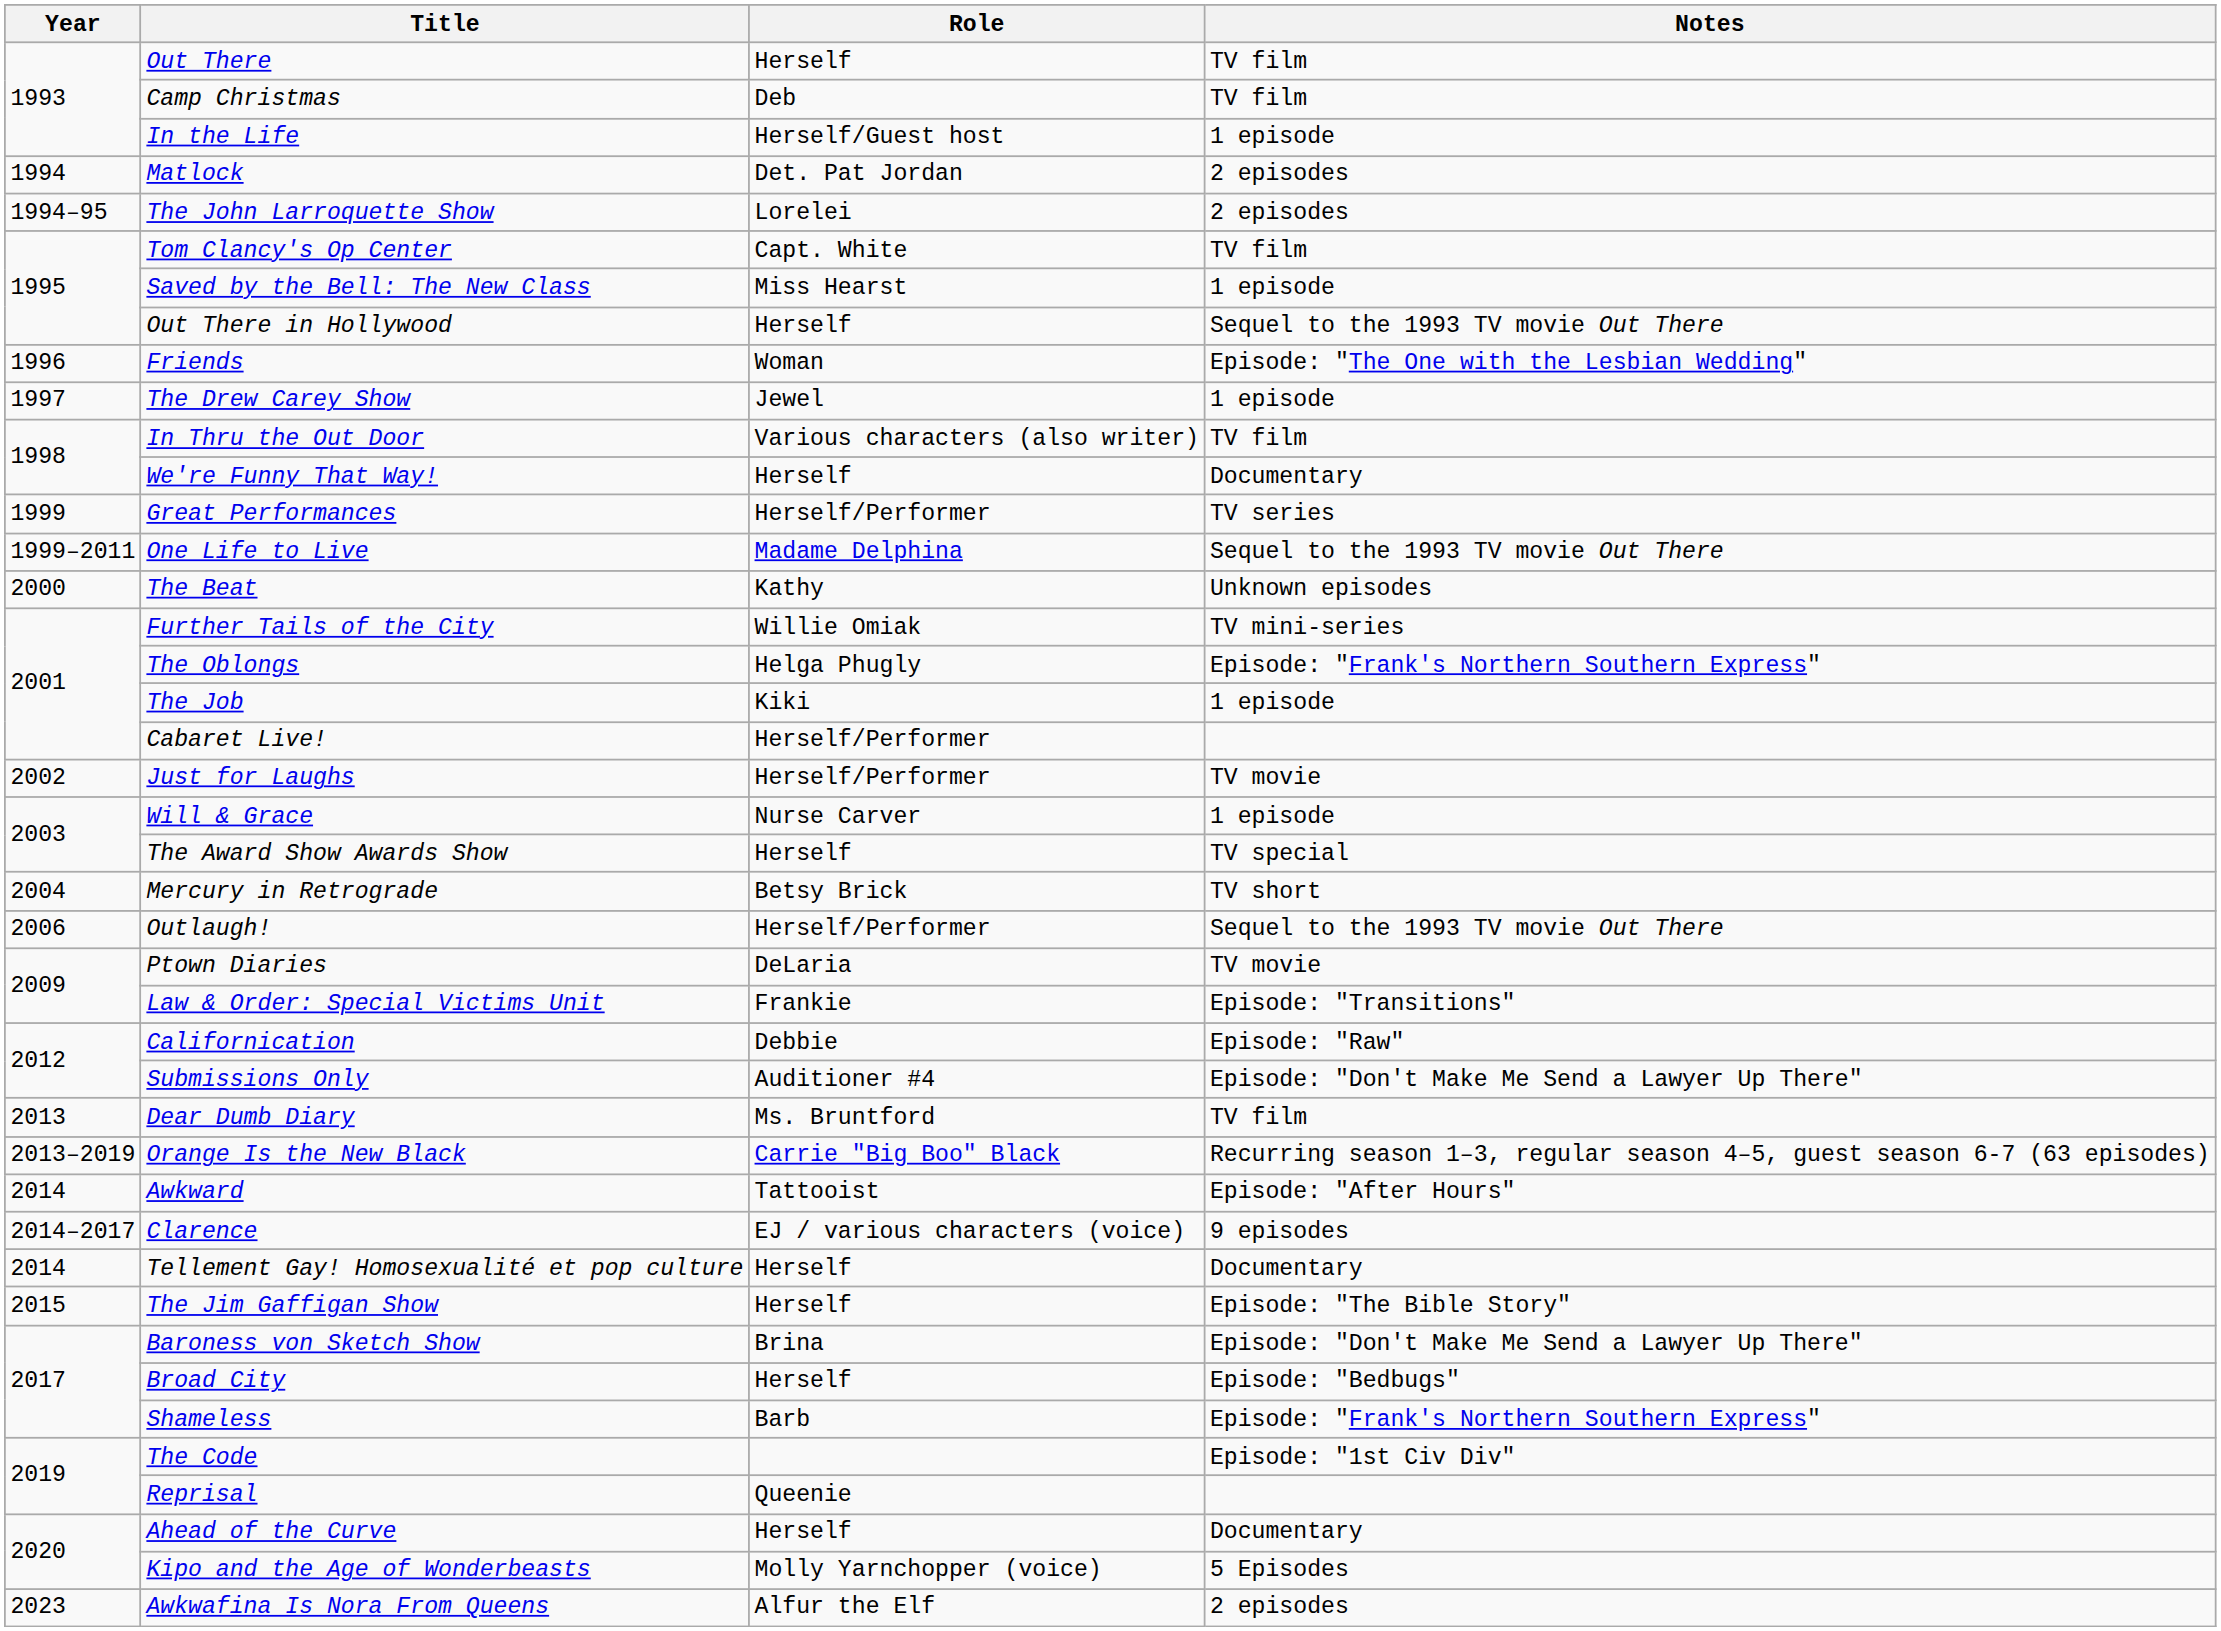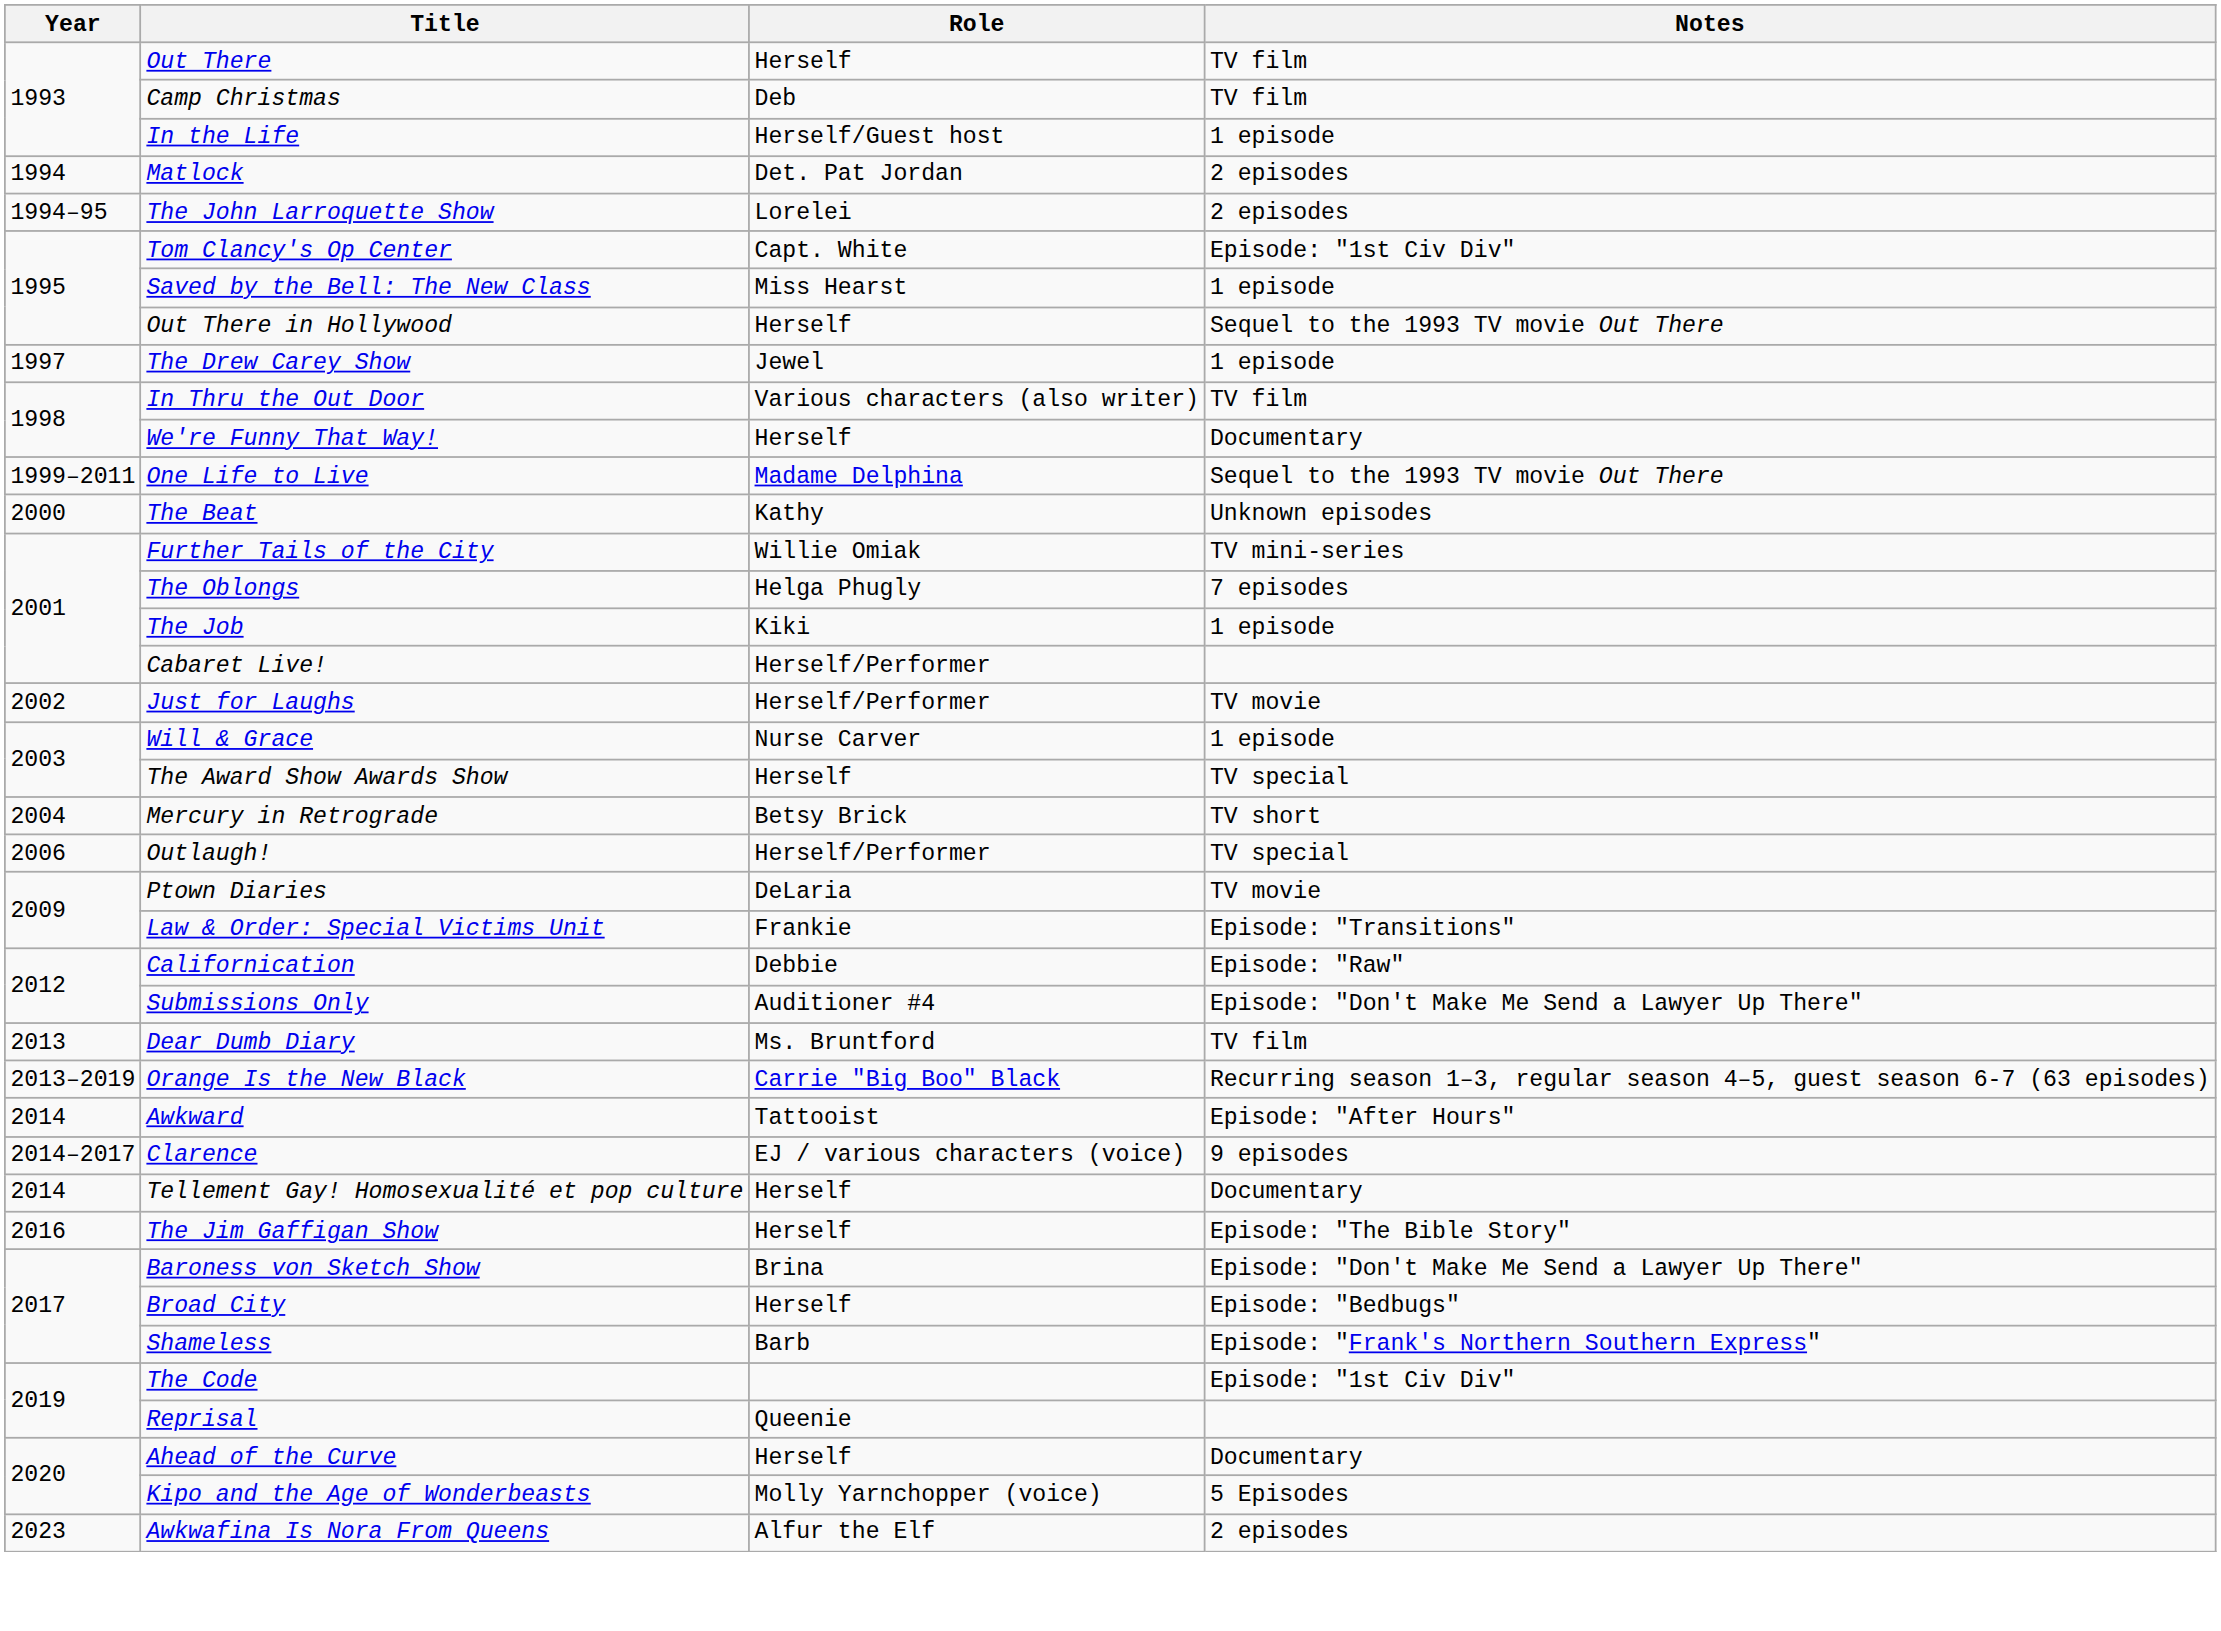(1259, 250) TV film -> (1363, 250) Episode: "1st Civ Div"
- row: (195, 363)
- row: (271, 514)
(1515, 665) Episode: "Frank's Northern Southern Express" -> (1279, 589) 7 episodes
(1467, 929) Sequel to the 1993 TV movie Out There -> (1279, 853) TV special
(38, 1306) 2015 -> (38, 1231) 2016
